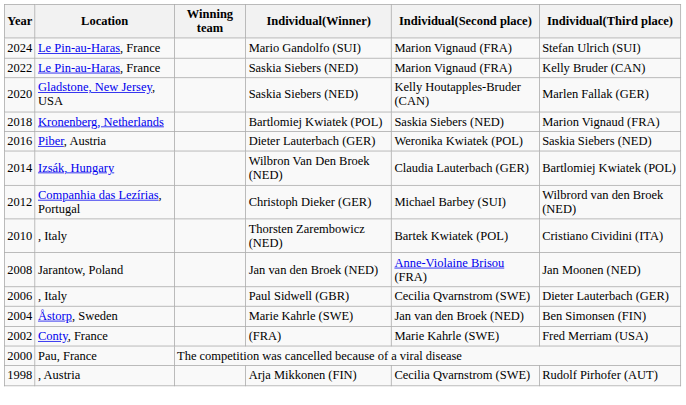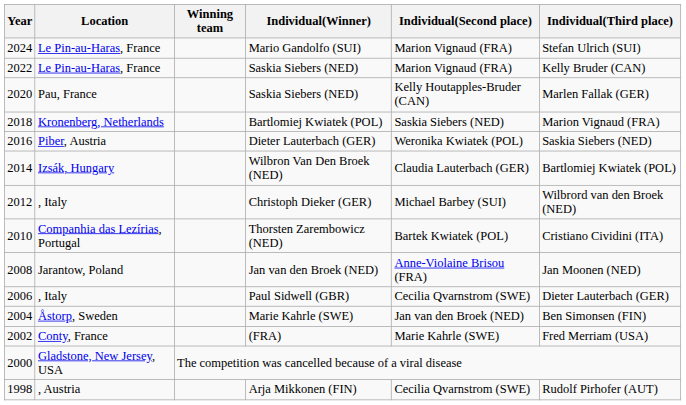(96, 94) Gladstone, New Jersey, USA -> (67, 94) Pau, France
(100, 202) Companhia das Lezírias, Portugal -> (53, 202) , Italy
(53, 235) , Italy -> (100, 235) Companhia das Lezírias, Portugal
(67, 355) Pau, France -> (96, 362) Gladstone, New Jersey, USA
